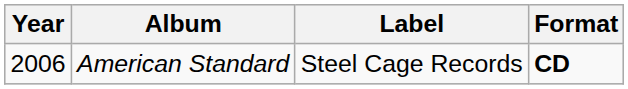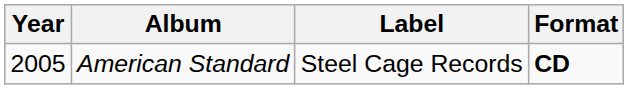(38, 63) 2006 -> (38, 63) 2005
